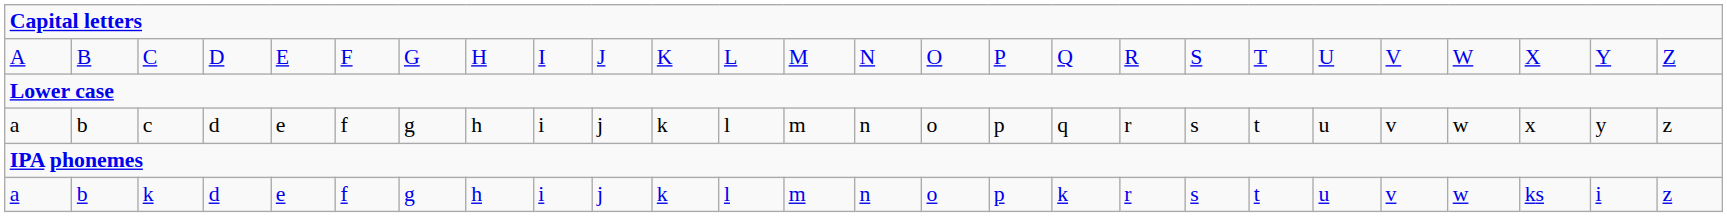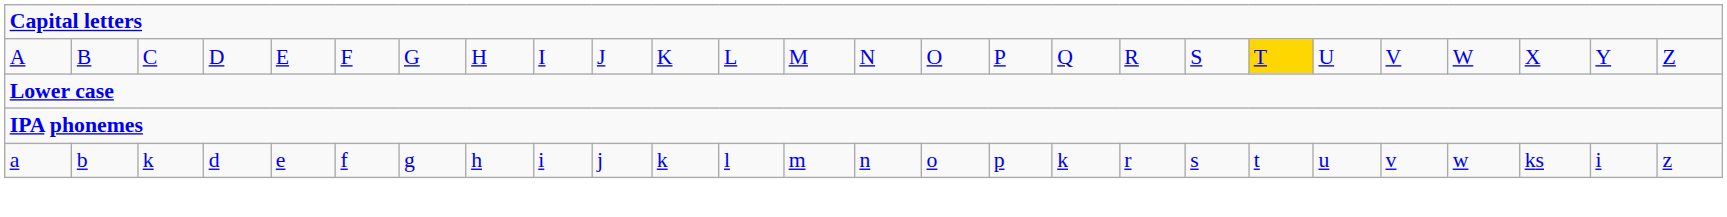(1260, 56) no background -> (1260, 56) gold background
- row: (148, 125)
